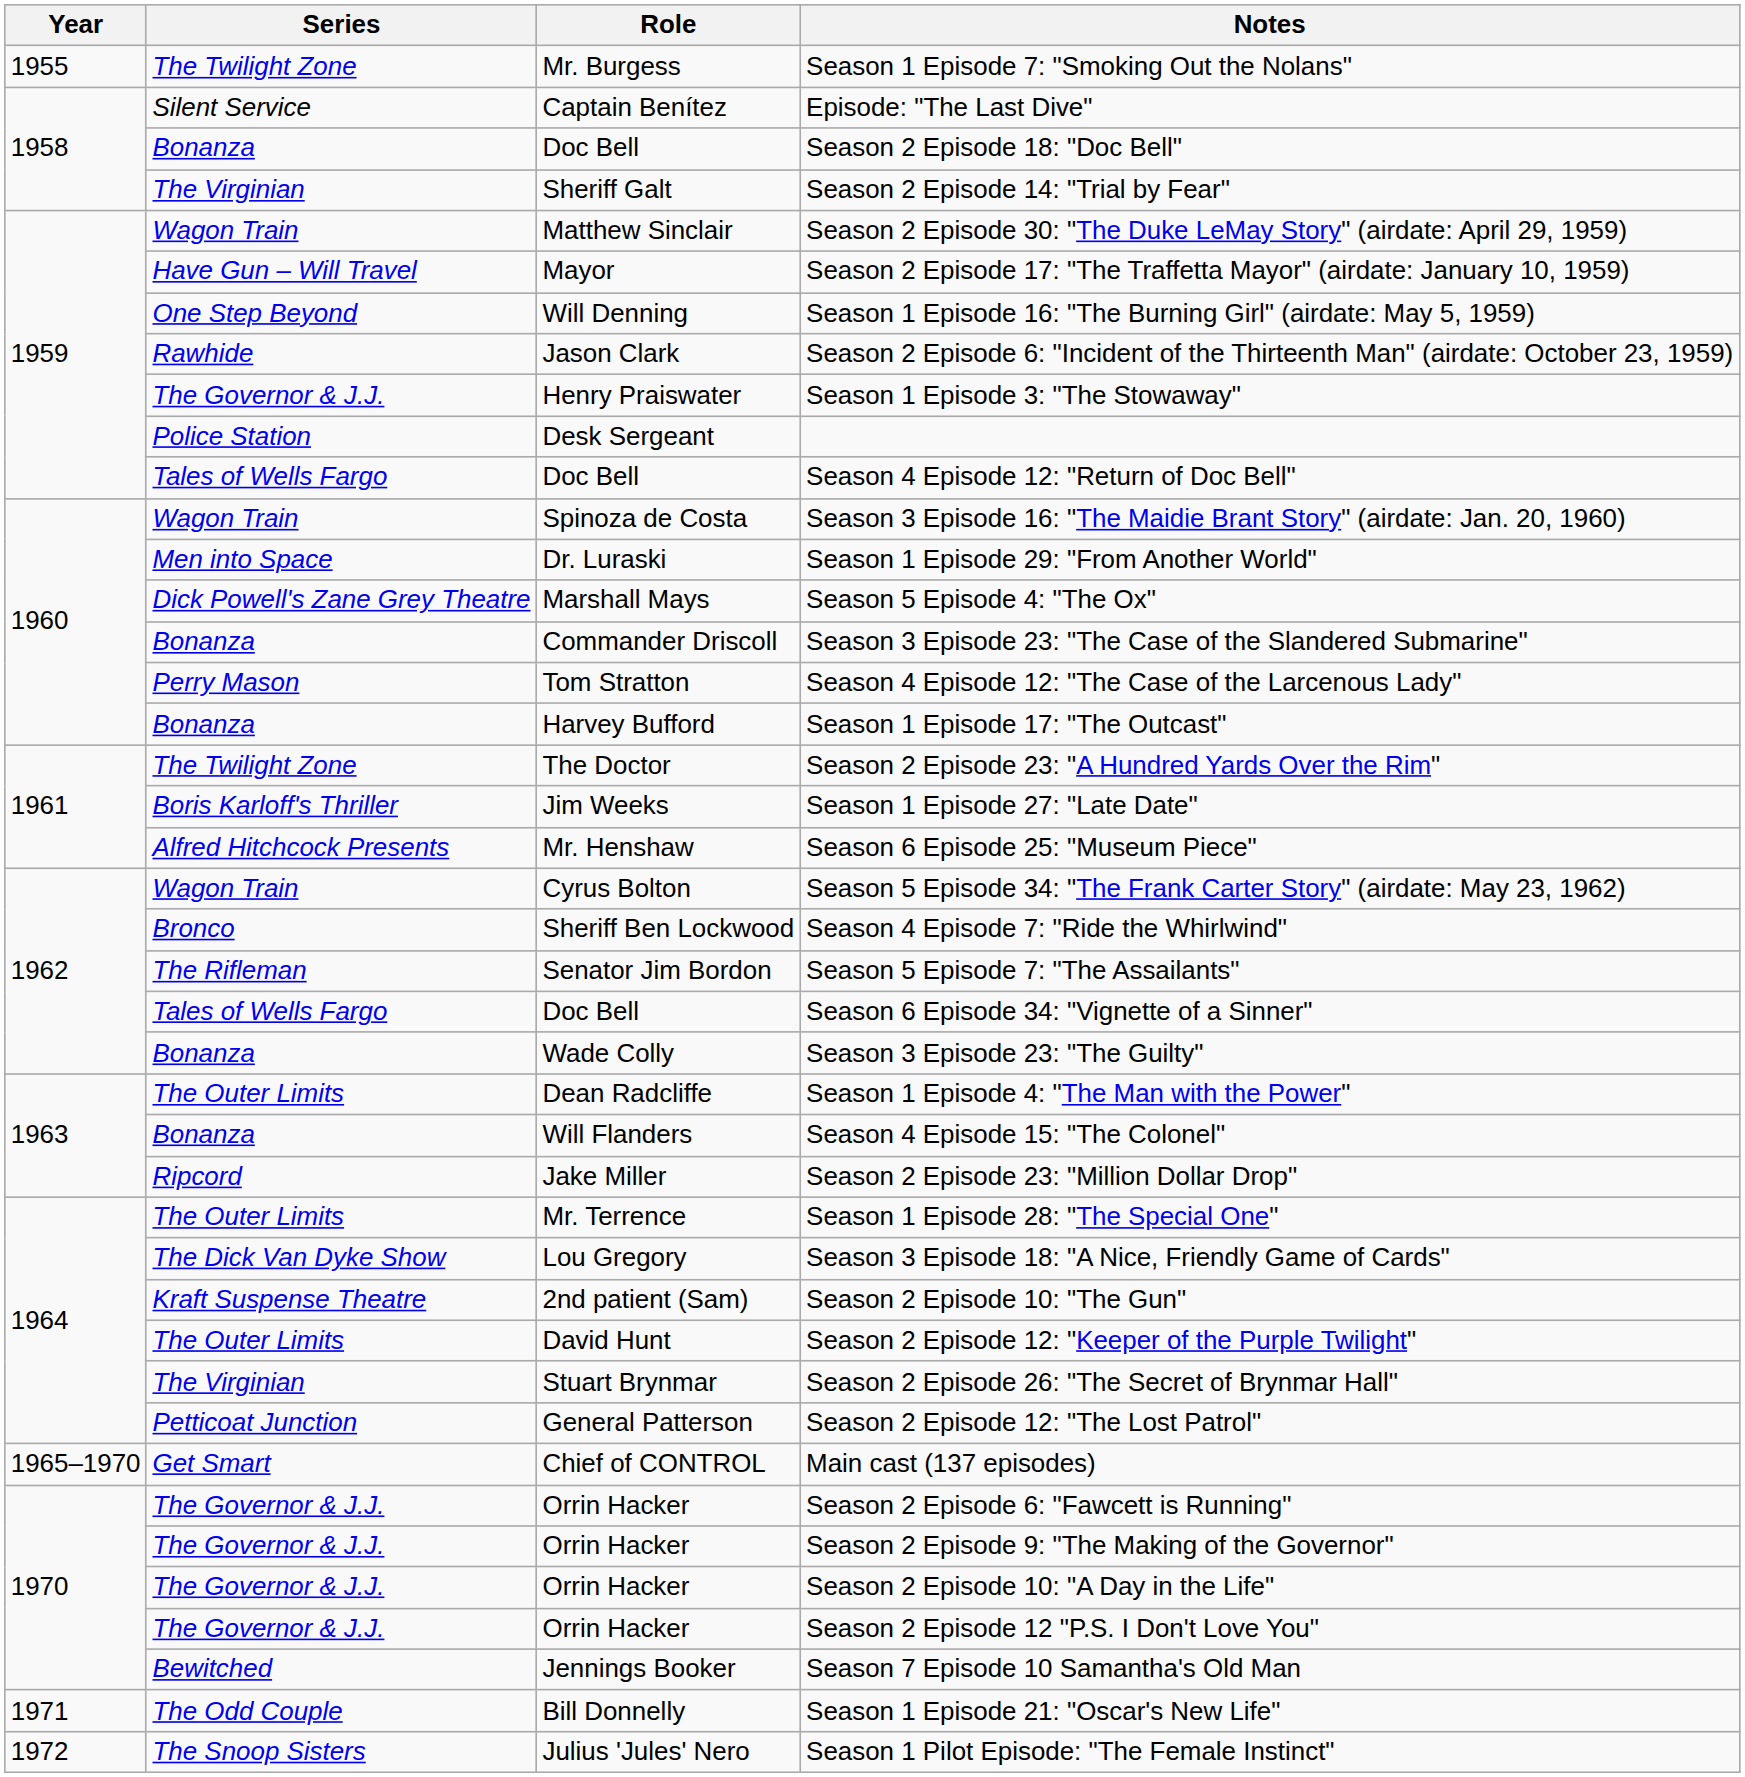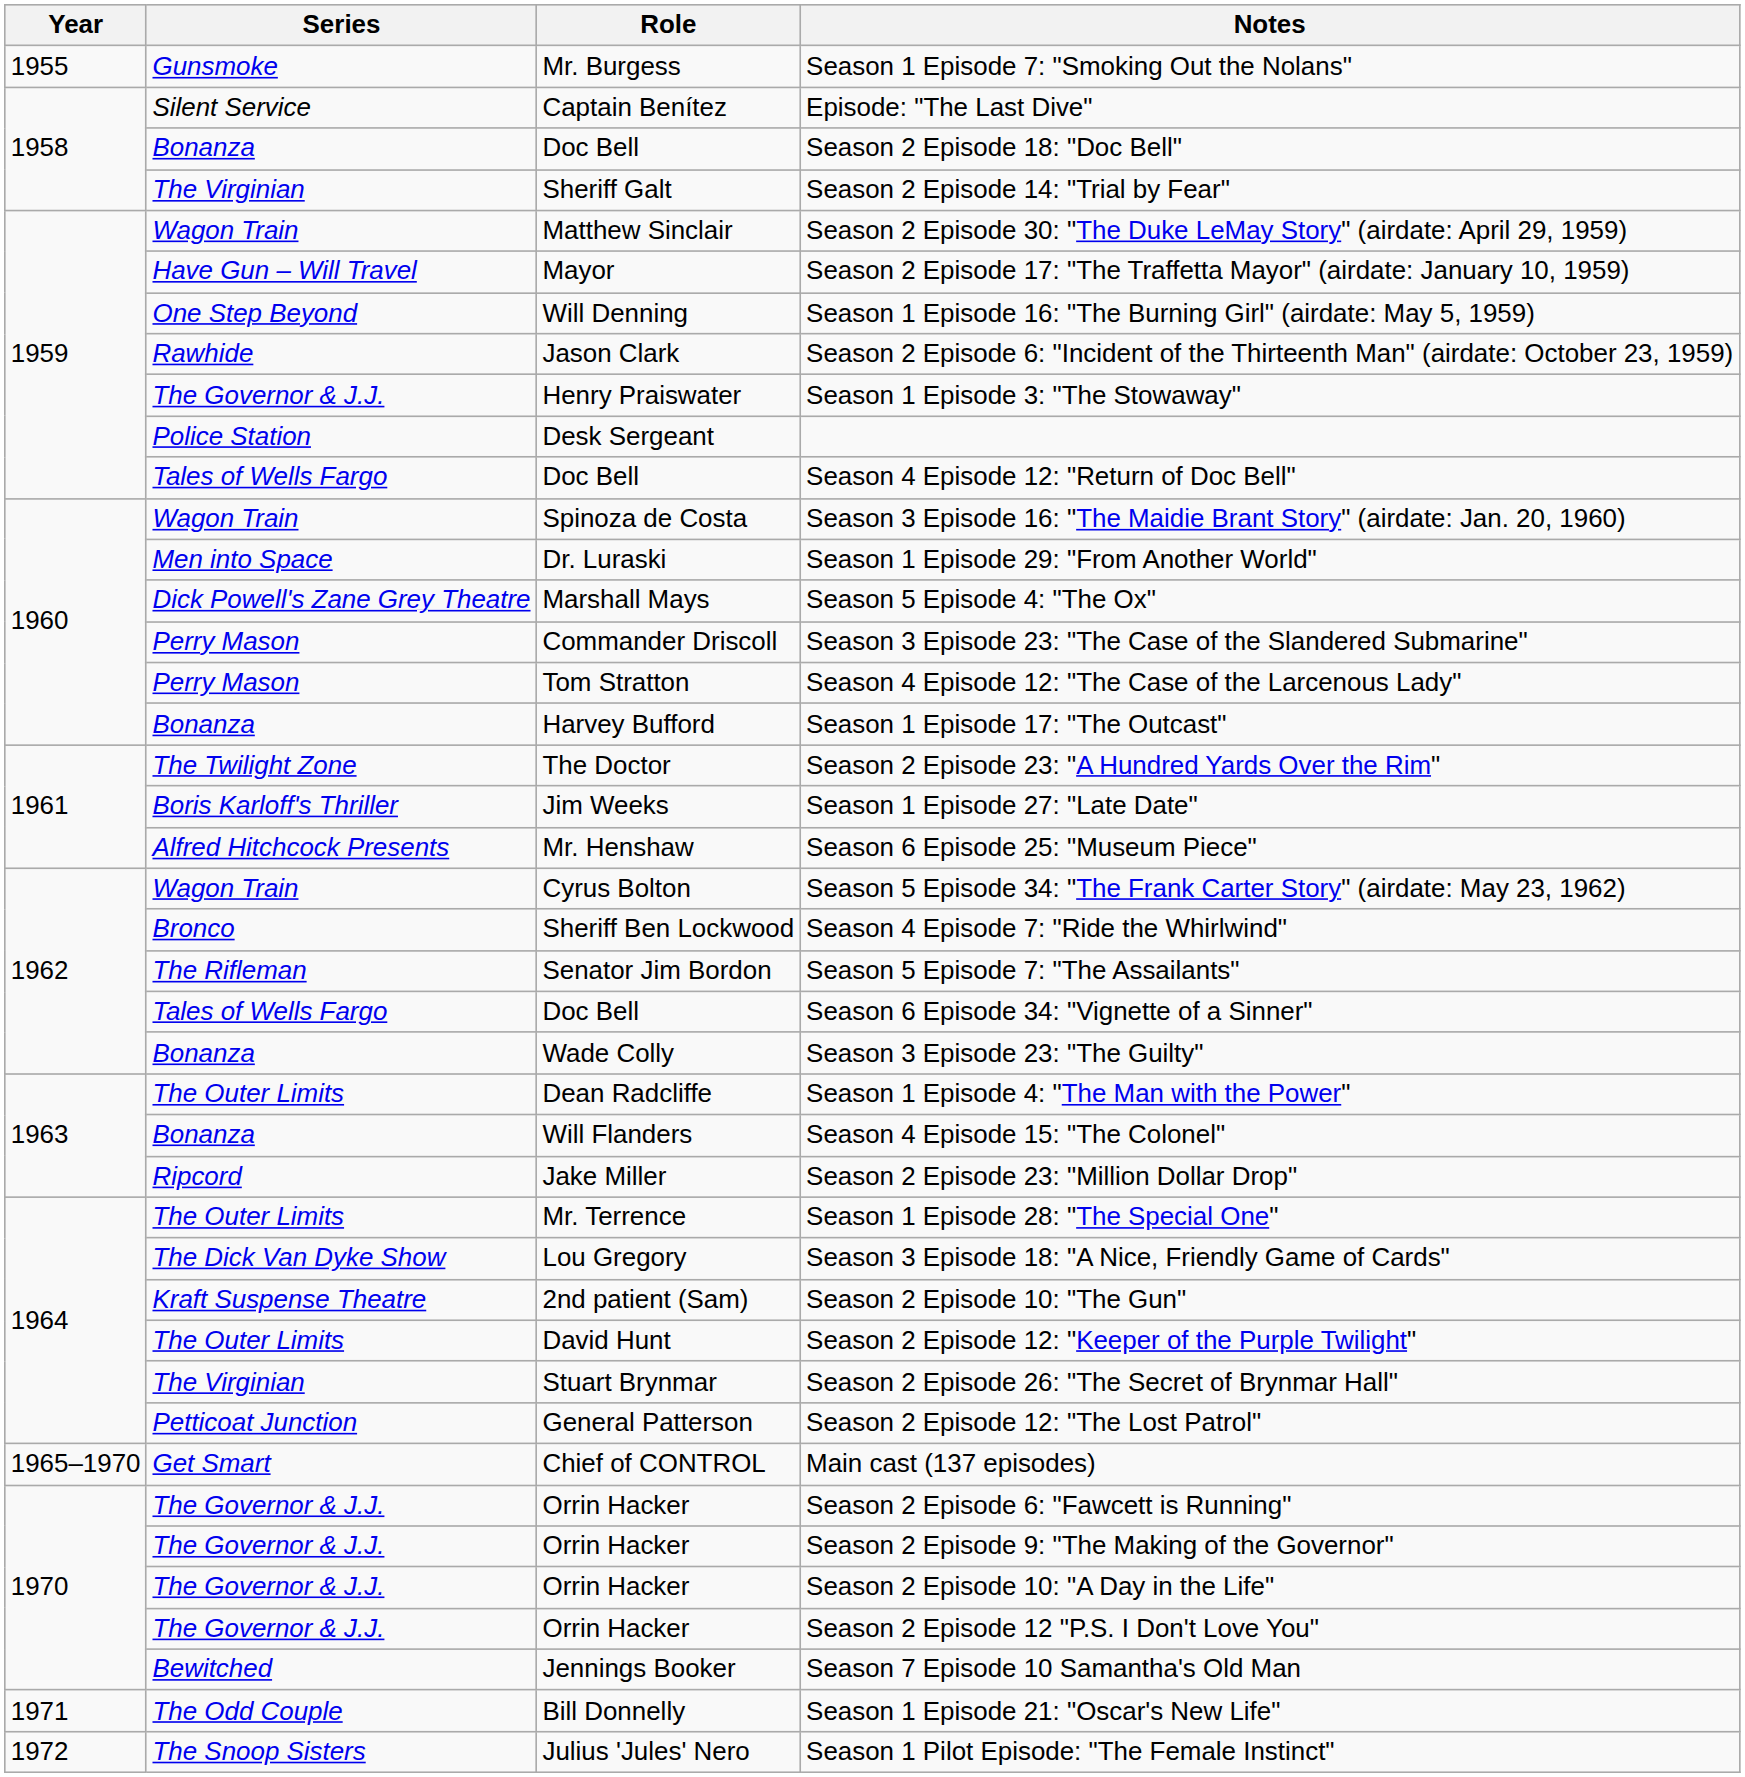(255, 66) The Twilight Zone -> (215, 66) Gunsmoke
(204, 641) Bonanza -> (226, 641) Perry Mason
